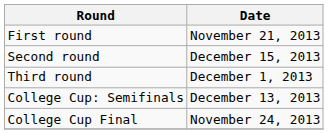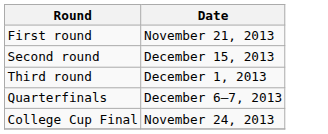+ row: (57, 98)
- row: (96, 98)
